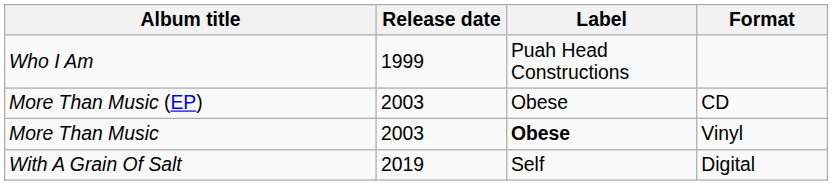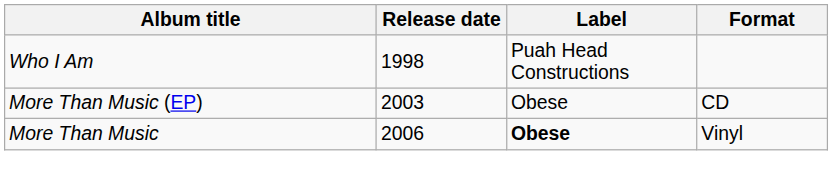(403, 61) 1999 -> (403, 61) 1998
(403, 133) 2003 -> (403, 133) 2006
- row: (95, 164)
